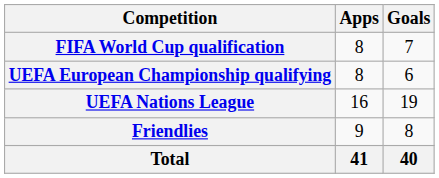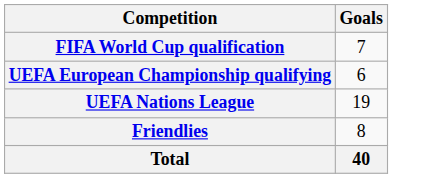- column: (359, 18)
